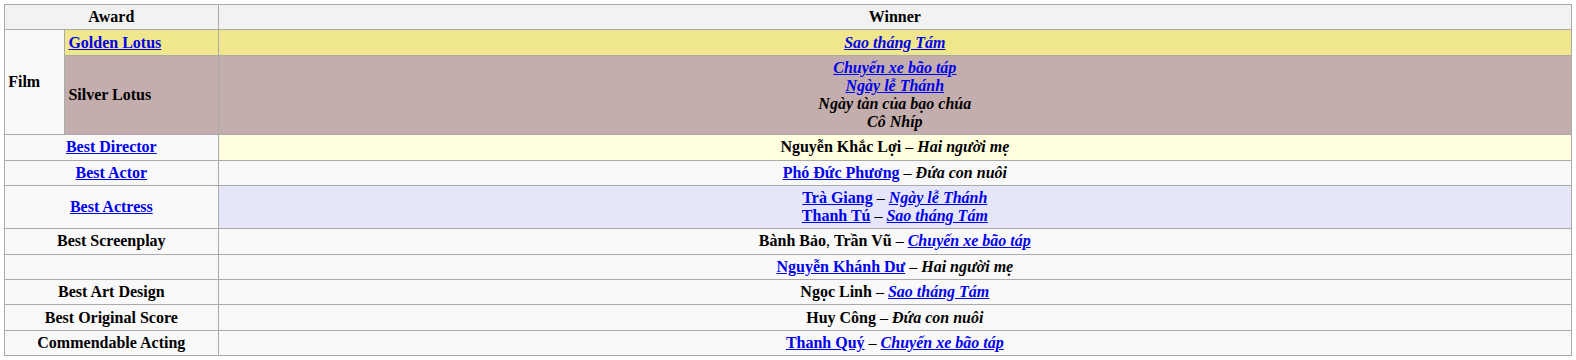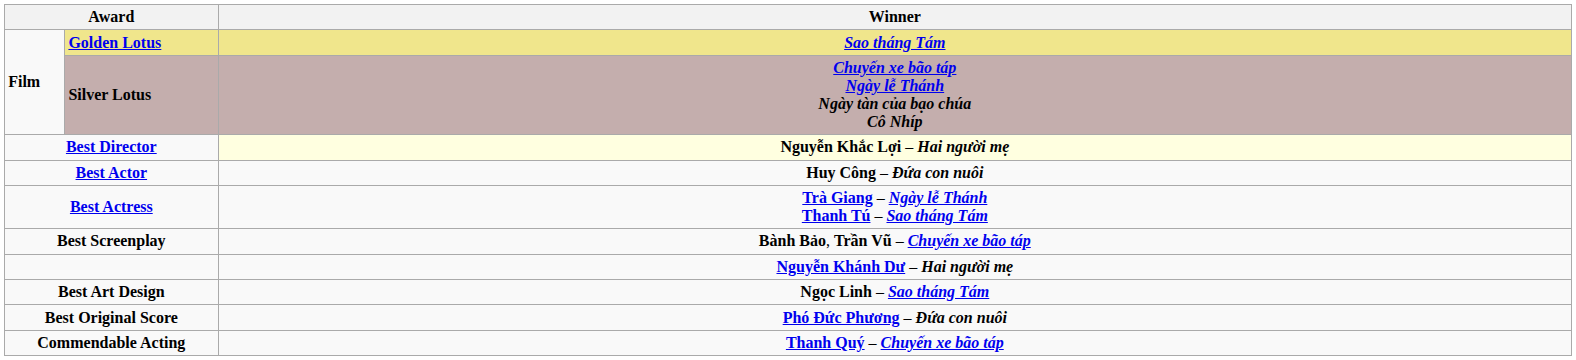(895, 172) Phó Đức Phương – Đứa con nuôi -> (895, 172) Huy Công – Đứa con nuôi
(895, 207) lavender background -> (895, 207) no background
(895, 317) Huy Công – Đứa con nuôi -> (895, 317) Phó Đức Phương – Đứa con nuôi
